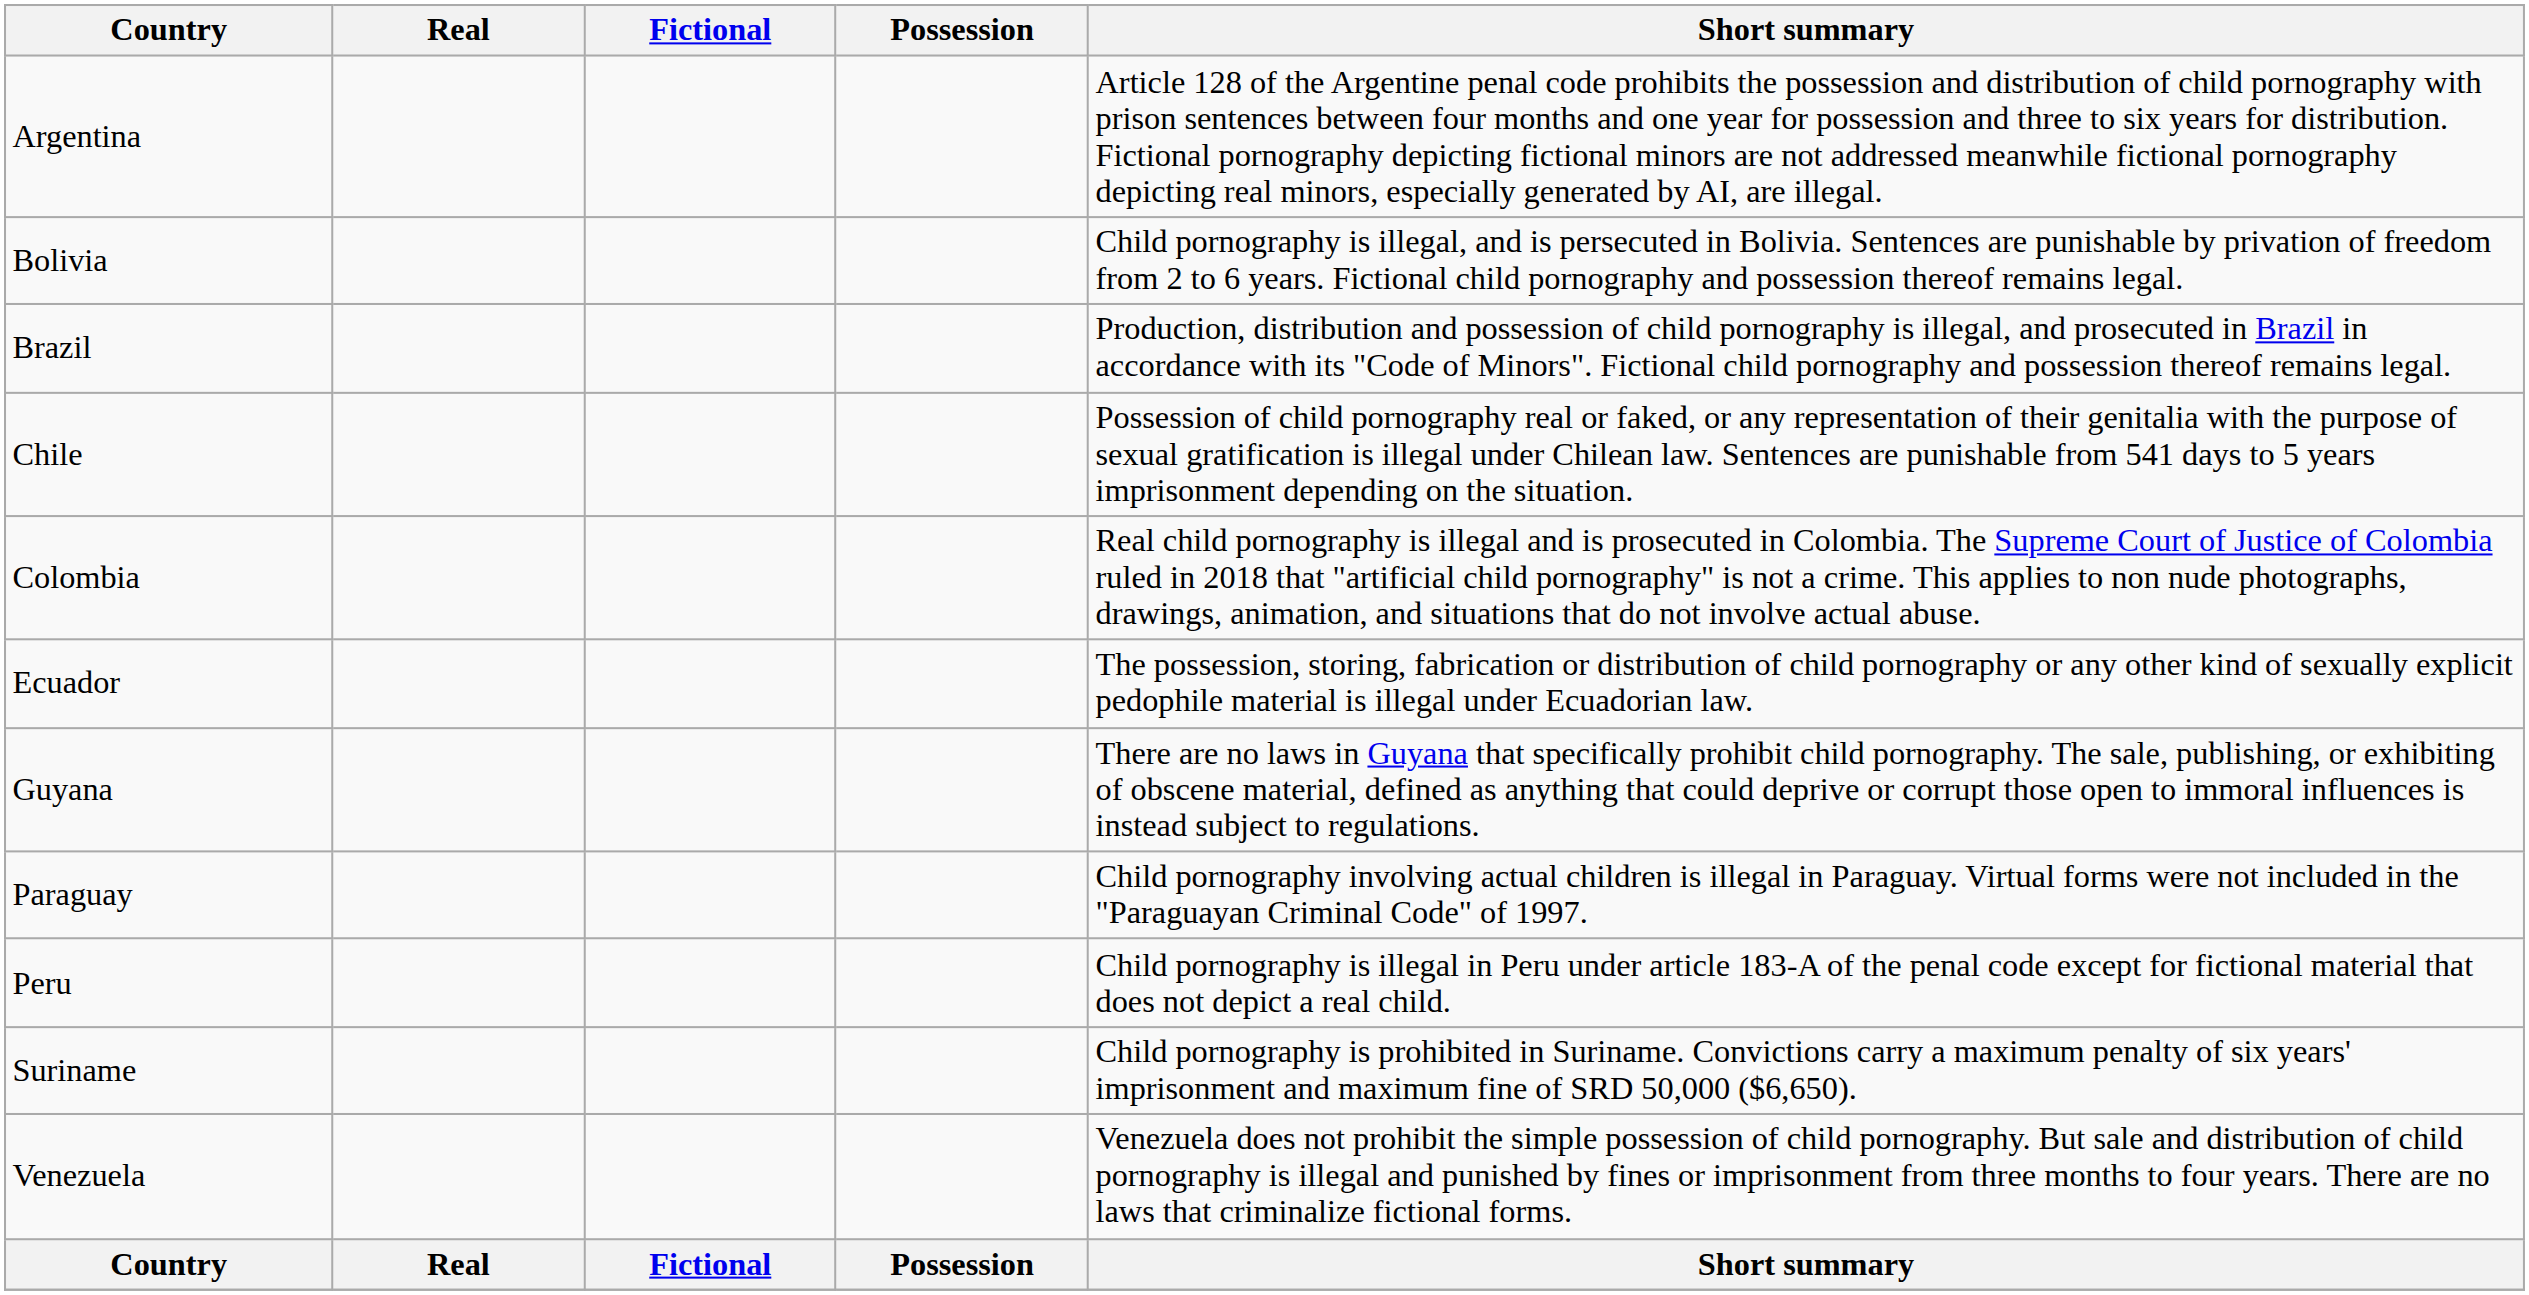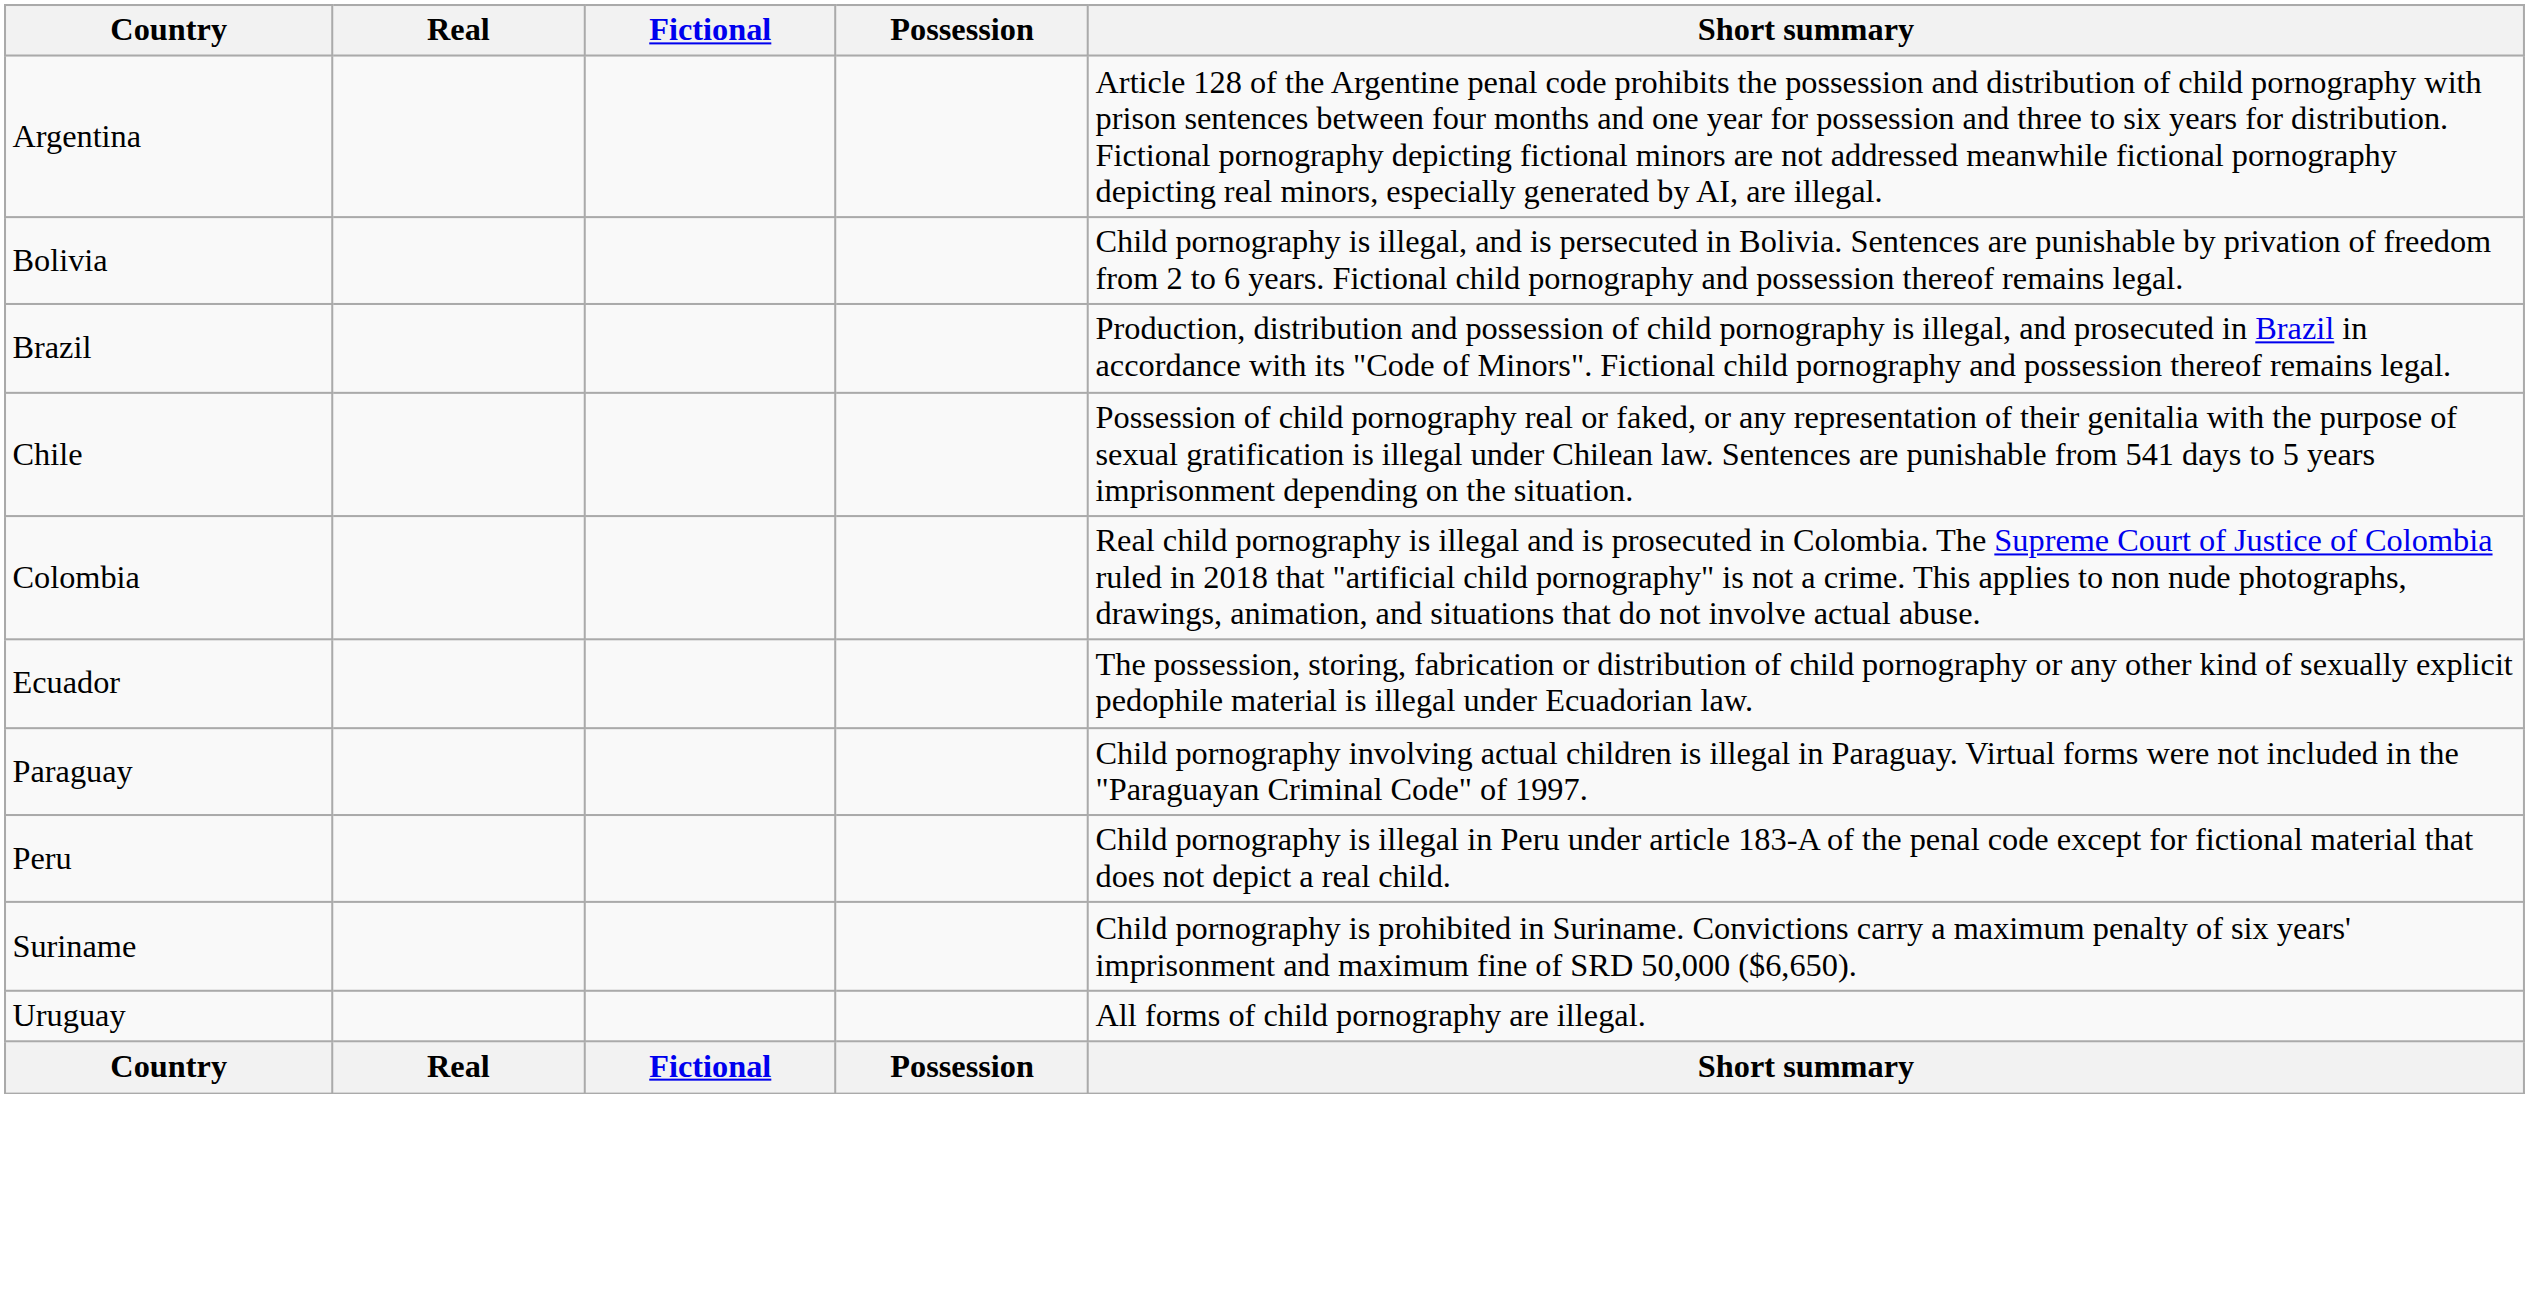- row: (63, 788)
+ row: (69, 1015)
- row: (79, 1175)
